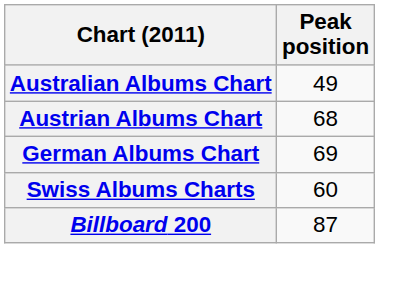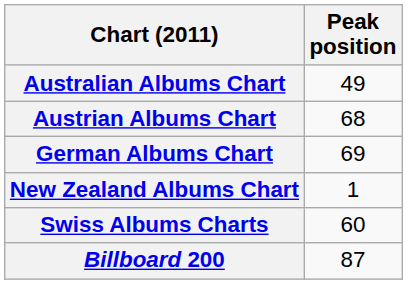+ row: (154, 189)
